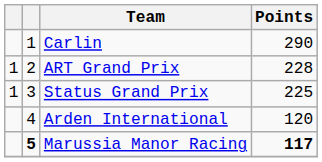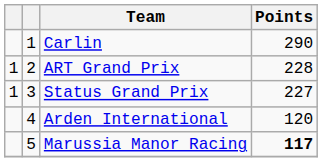(299, 94) 225 -> (299, 94) 227
(31, 145) bold -> (31, 145) normal
